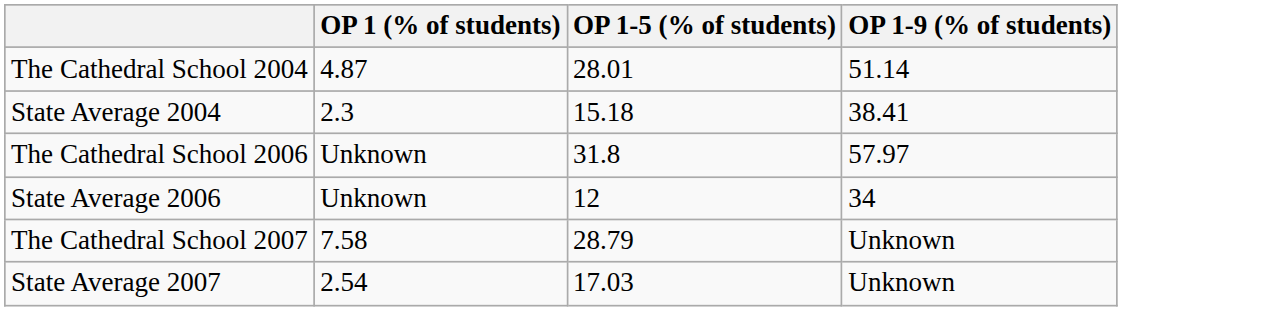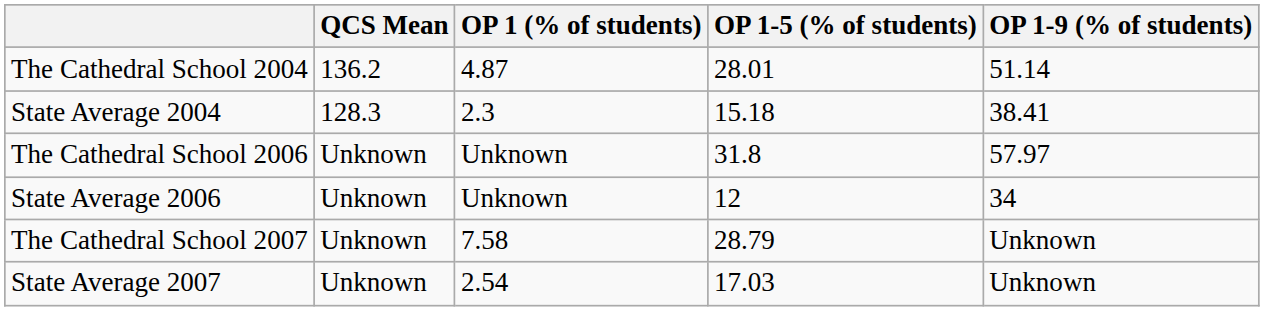+ column: (384, 25)
